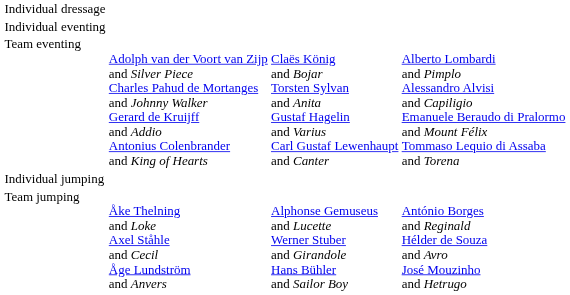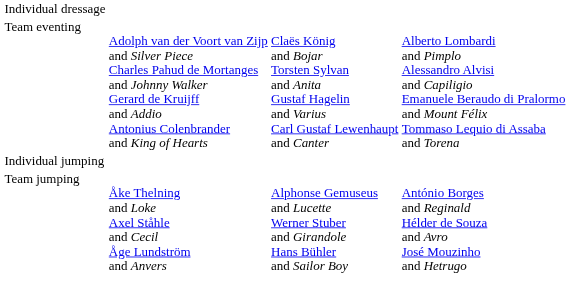- row: (55, 26)
